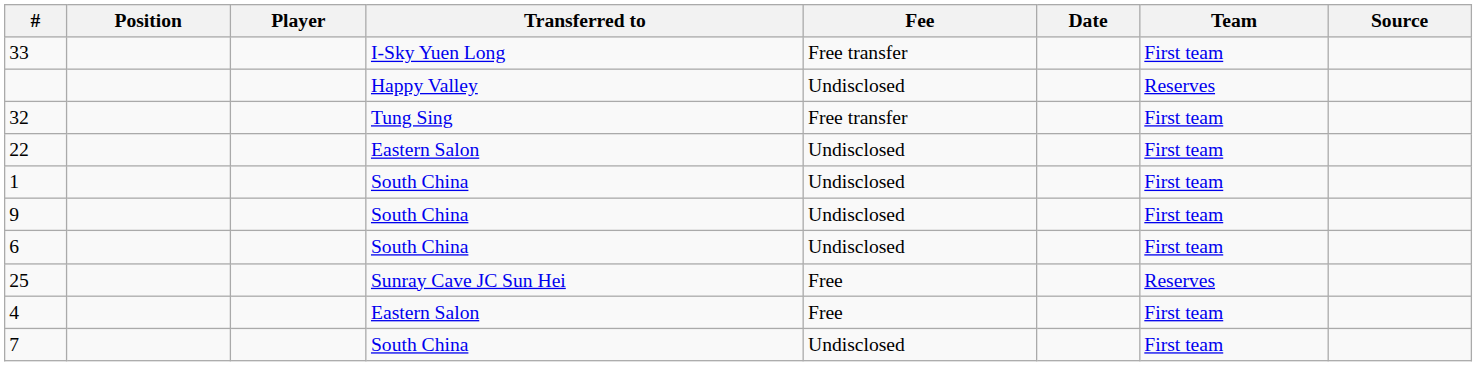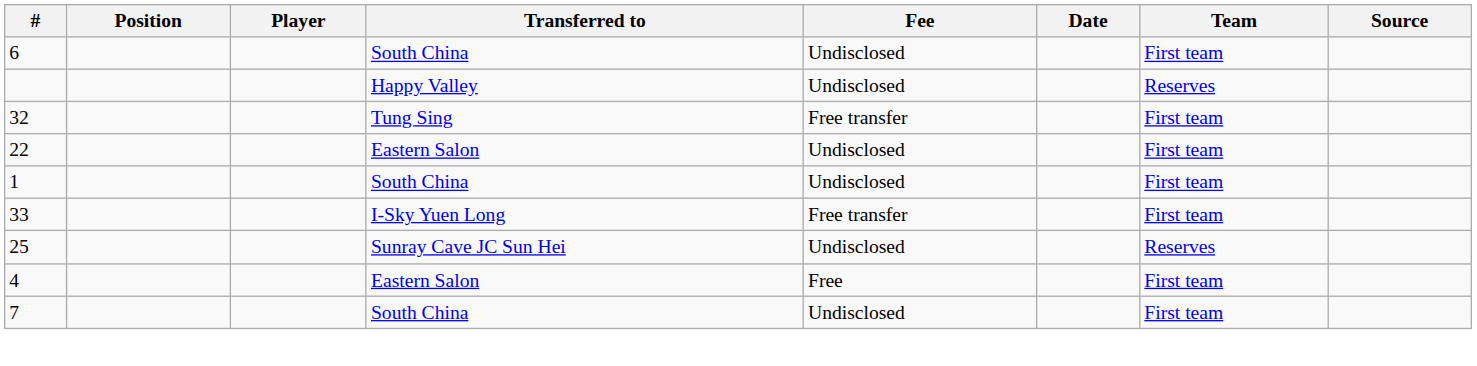rows swapped: (19, 53) <-> (14, 247)
- row: (14, 214)
(825, 279) Free -> (856, 247) Undisclosed
